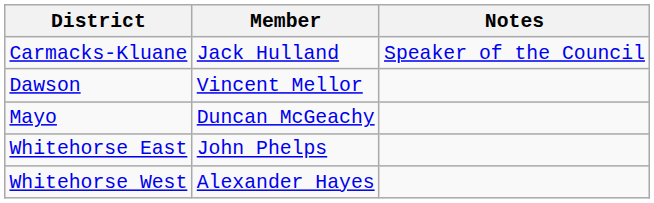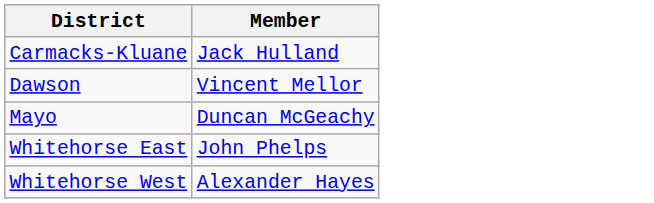- column: (514, 21)
